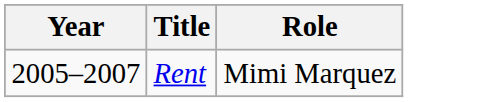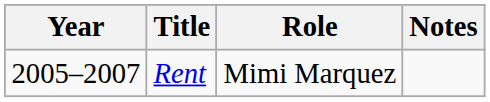+ column: (444, 27)
